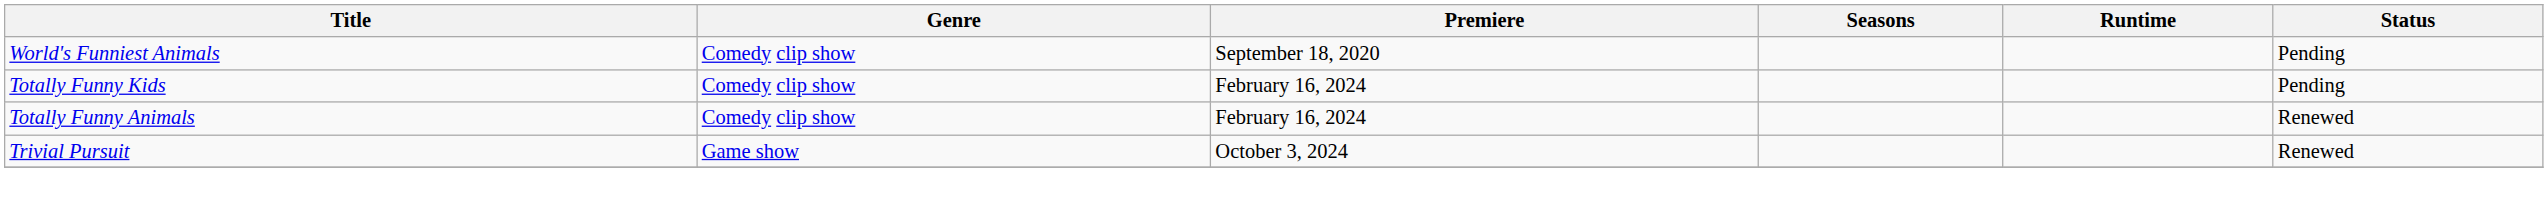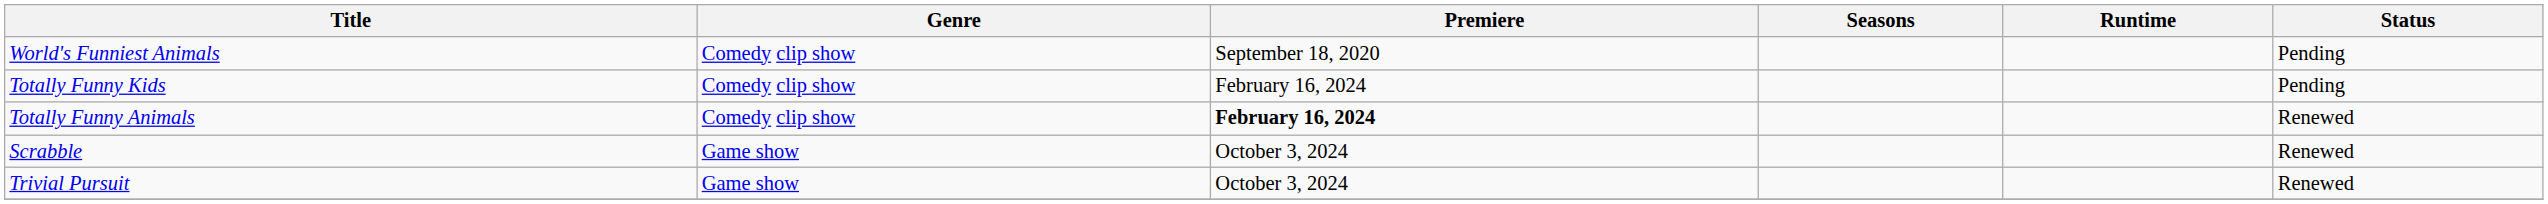(1291, 118) normal -> (1295, 118) bold
+ row: (46, 150)
